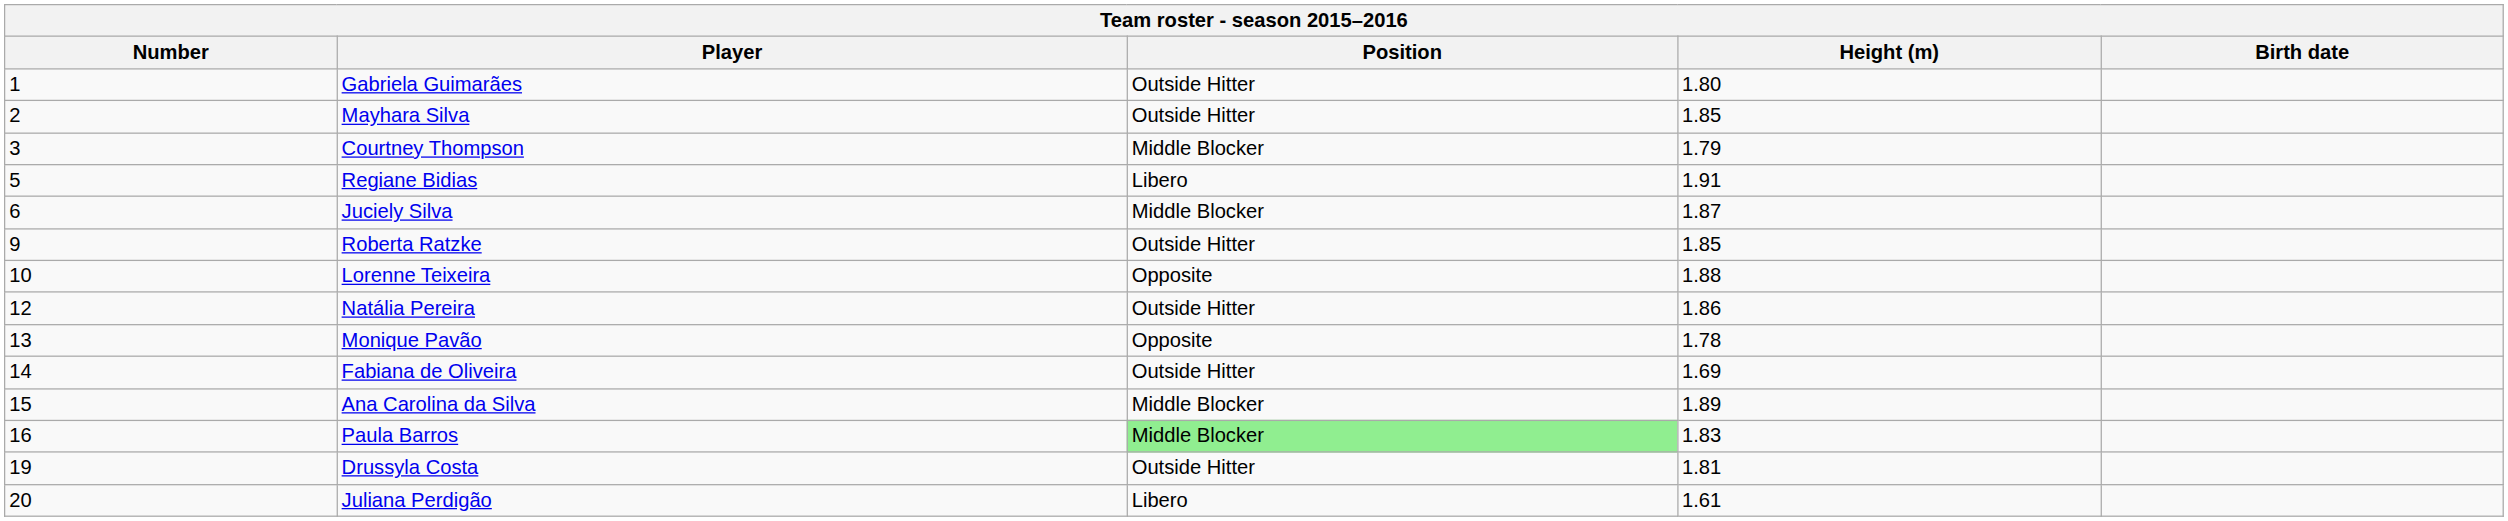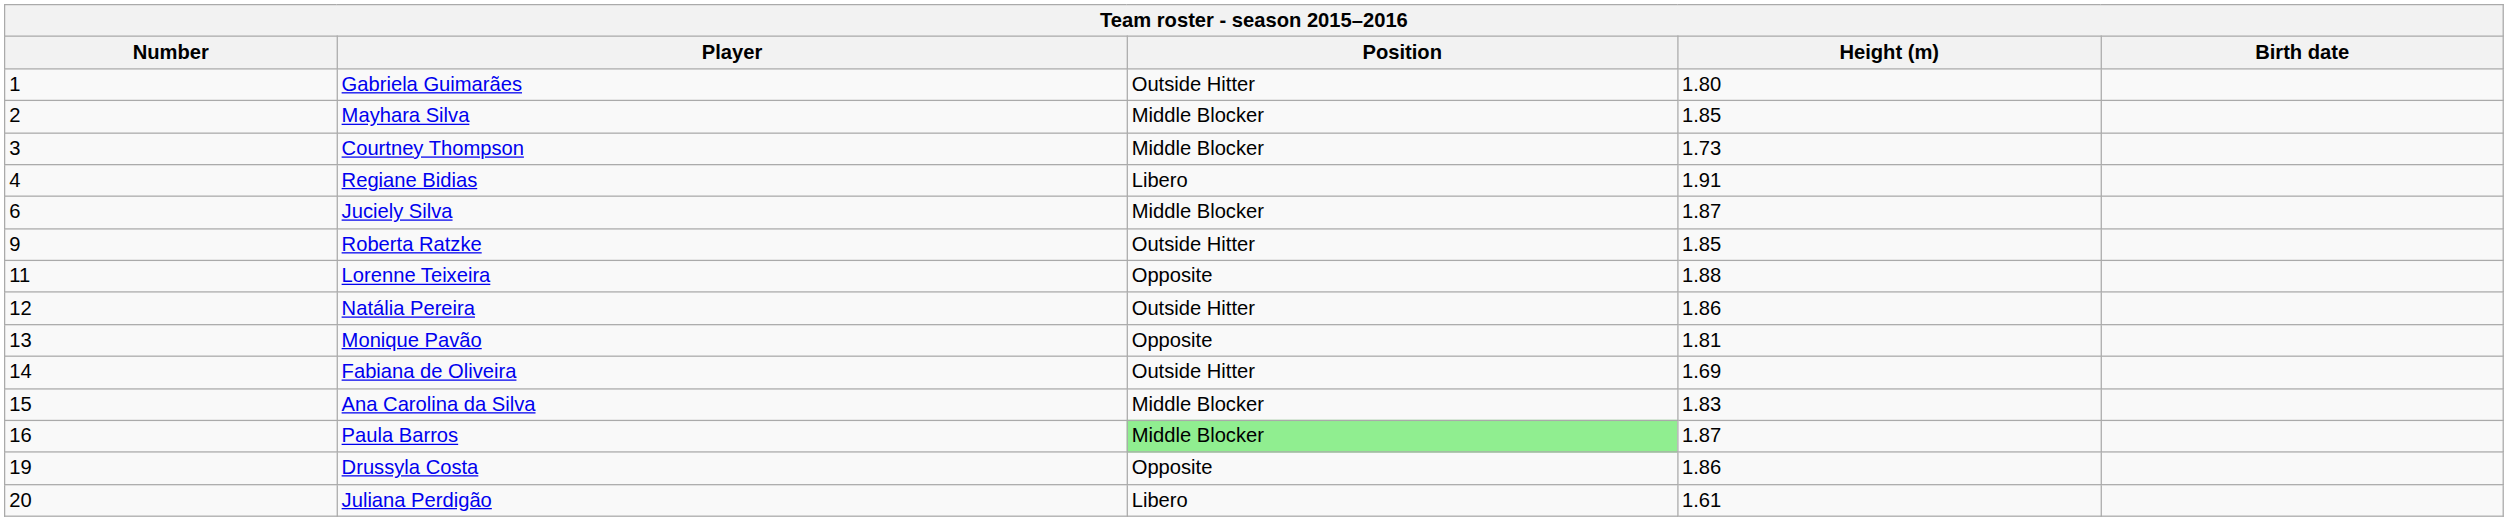(1193, 116) Outside Hitter -> (1198, 116) Middle Blocker
(1702, 148) 1.79 -> (1702, 148) 1.73
(15, 180) 5 -> (15, 180) 4
(20, 276) 10 -> (20, 276) 11
(1702, 340) 1.78 -> (1702, 340) 1.81
(1702, 404) 1.89 -> (1702, 404) 1.83
(1702, 436) 1.83 -> (1702, 436) 1.87
(1193, 468) Outside Hitter -> (1172, 468) Opposite
(1702, 468) 1.81 -> (1702, 468) 1.86
